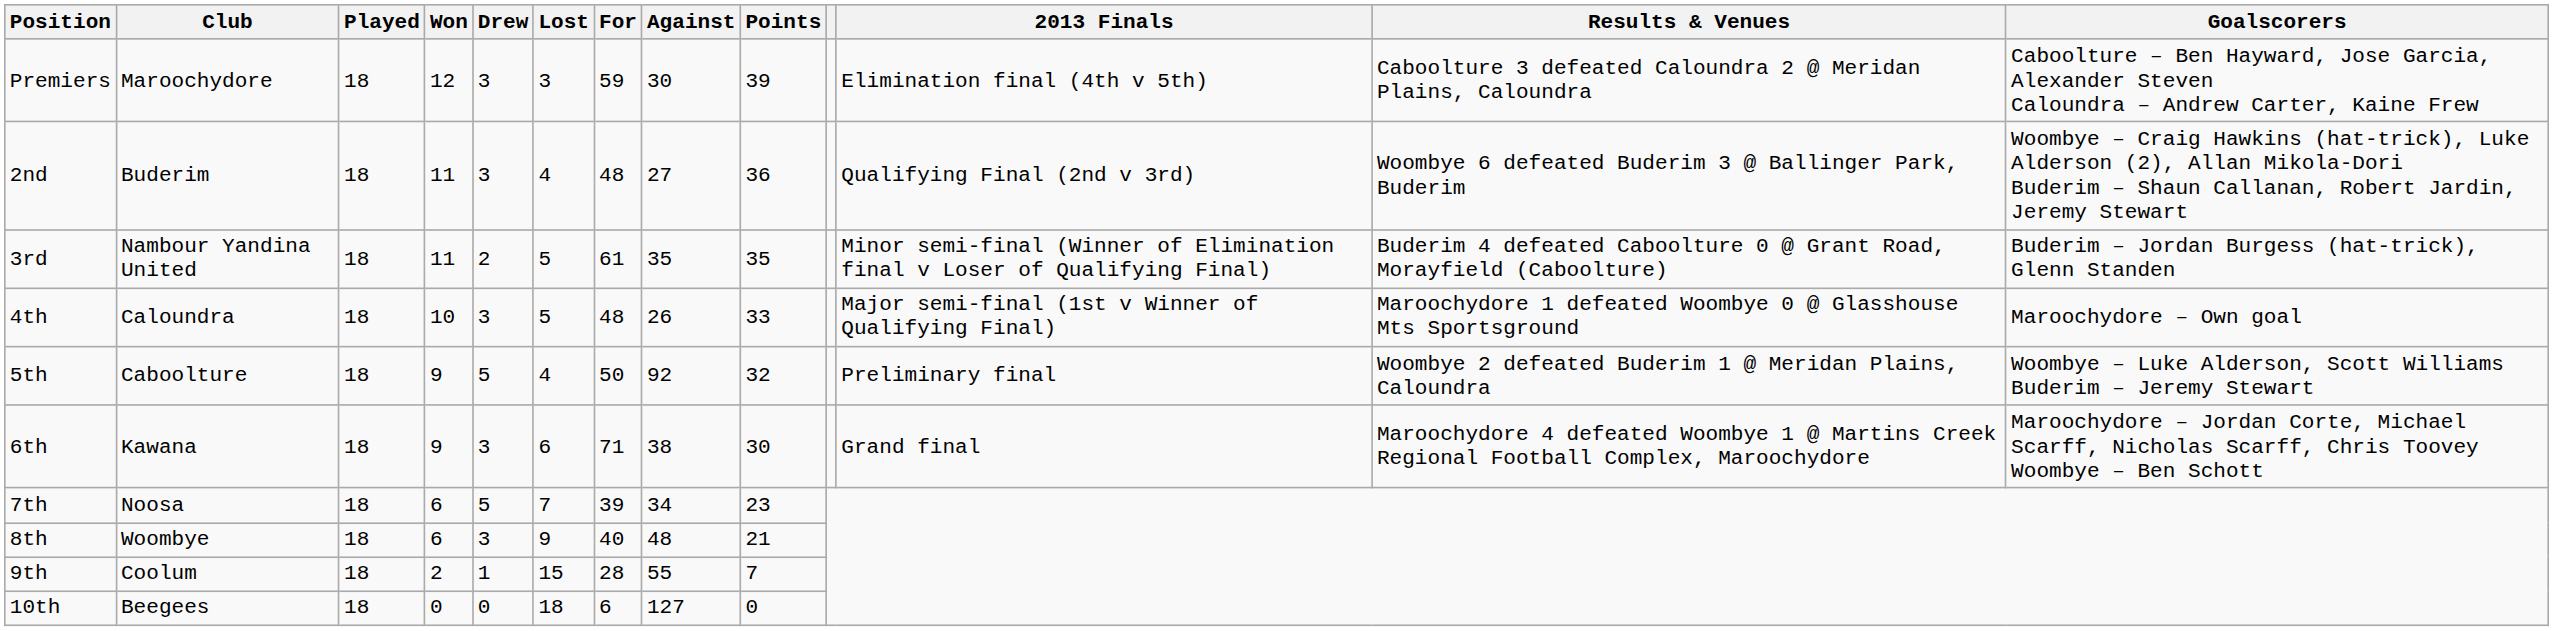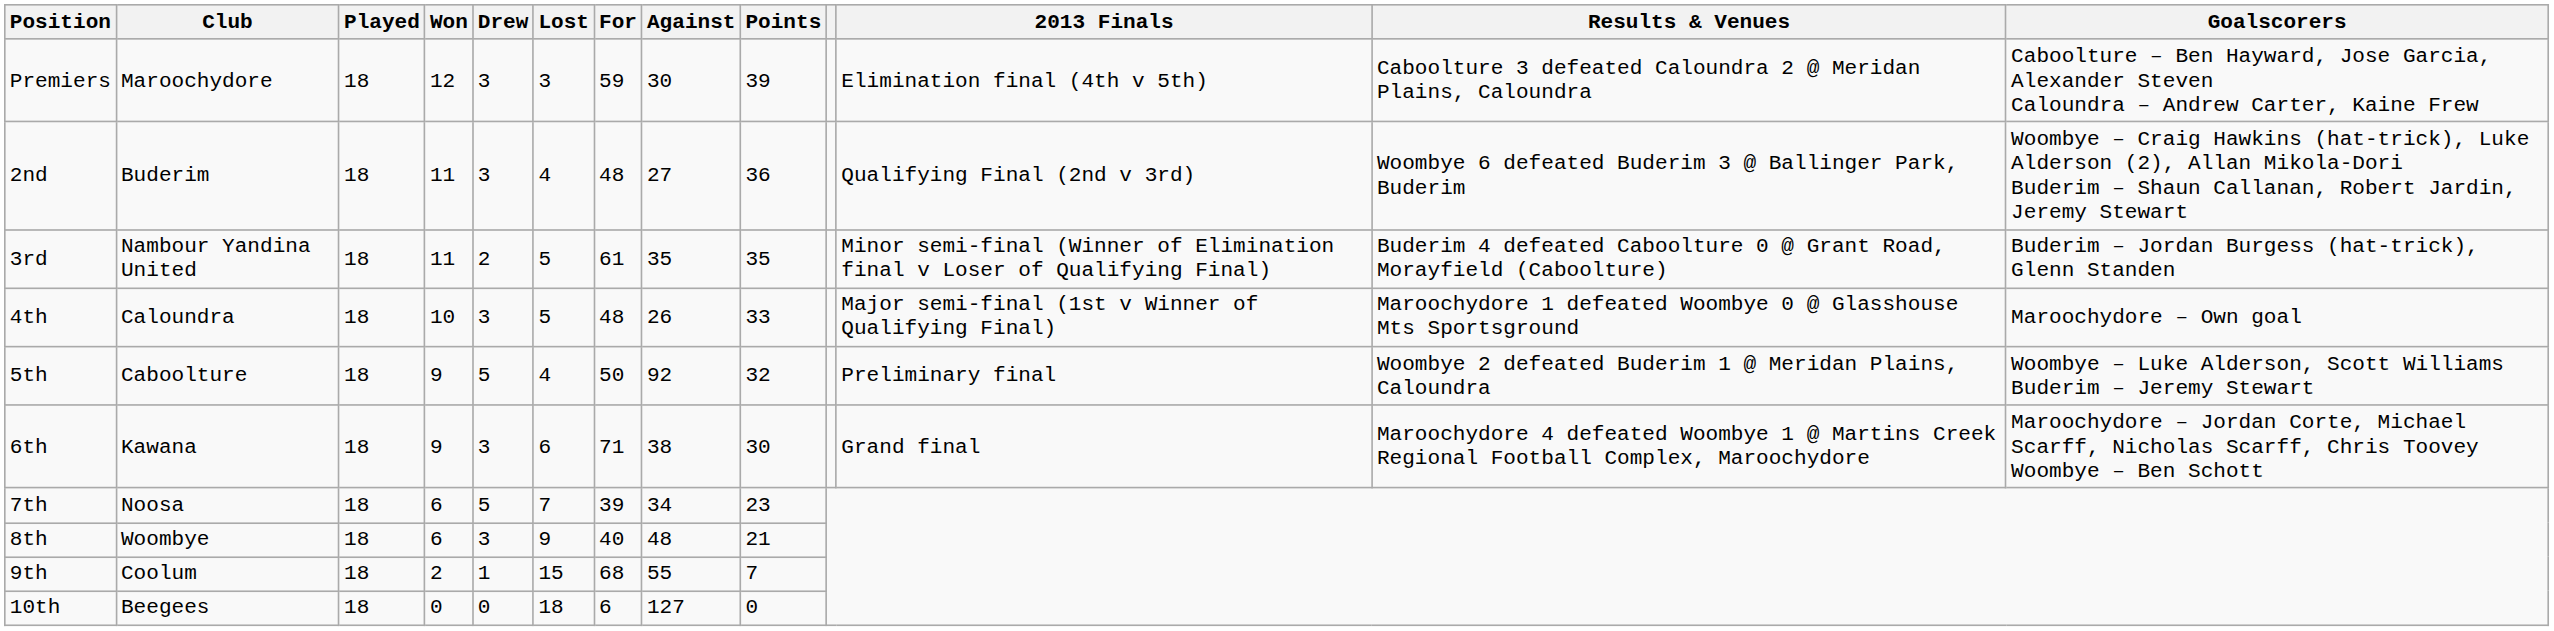(612, 574) 28 -> (612, 574) 68
